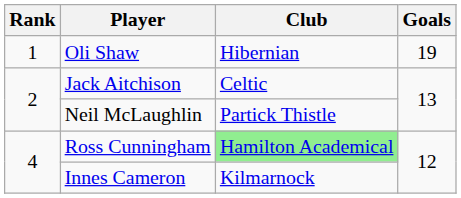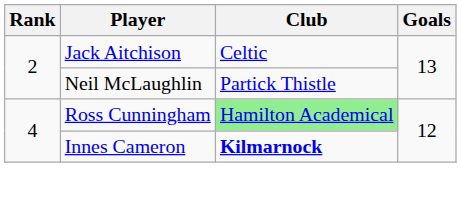- row: (102, 51)
(267, 177) normal -> (271, 146) bold
